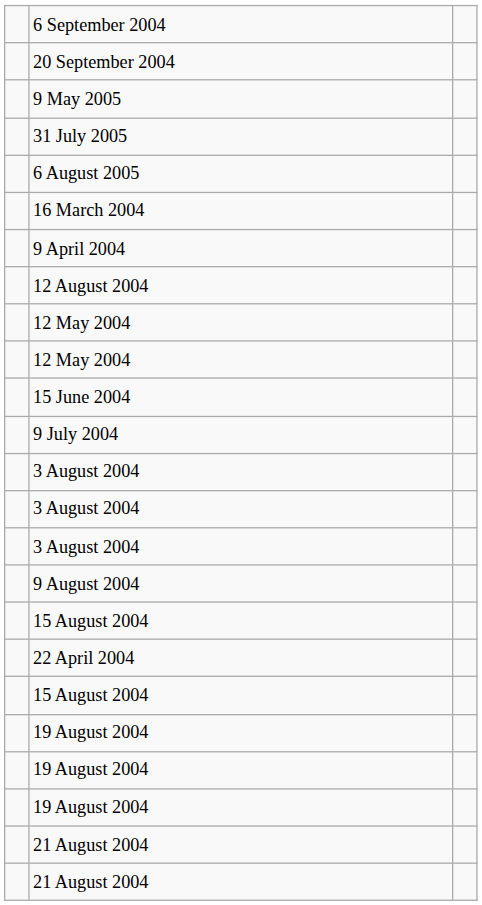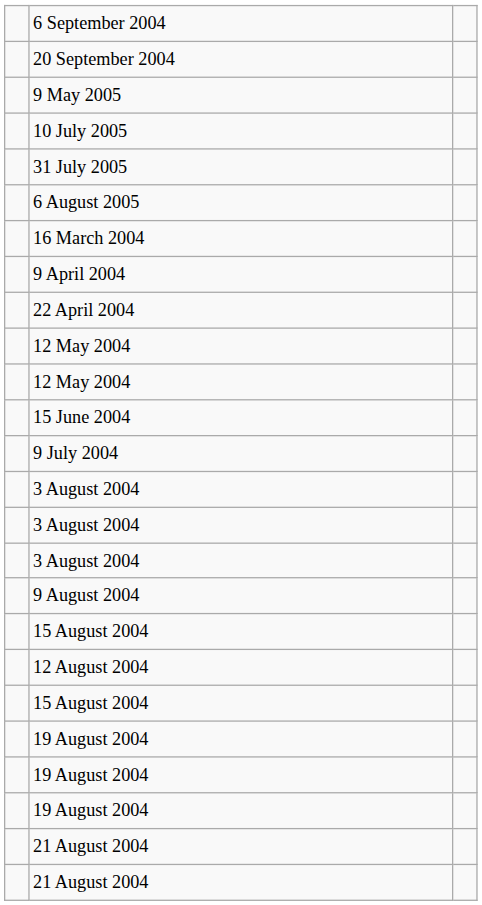+ row: (17, 131)
rows swapped: (17, 658) <-> (17, 285)
